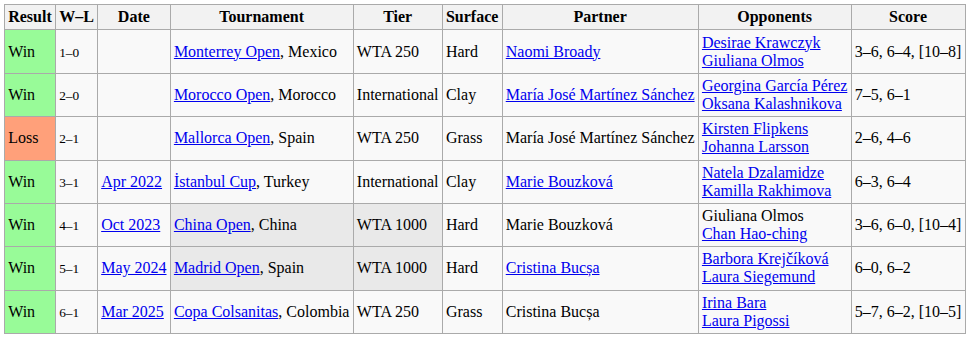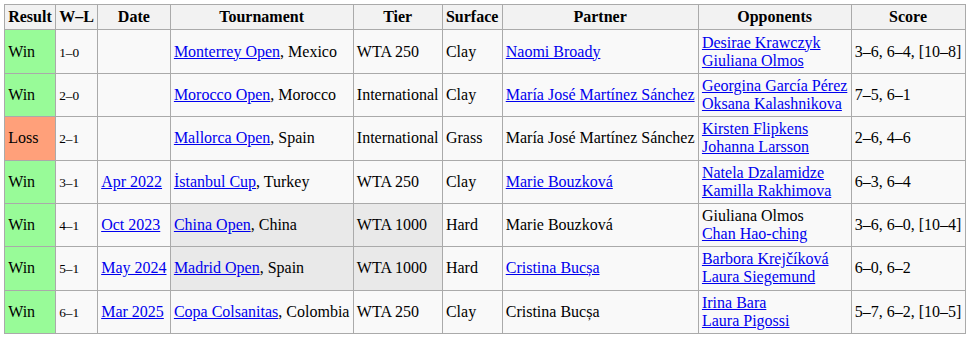(462, 51) Hard -> (461, 51) Clay
(388, 138) WTA 250 -> (398, 138) International
(398, 181) International -> (388, 181) WTA 250
(464, 311) Grass -> (461, 311) Clay
